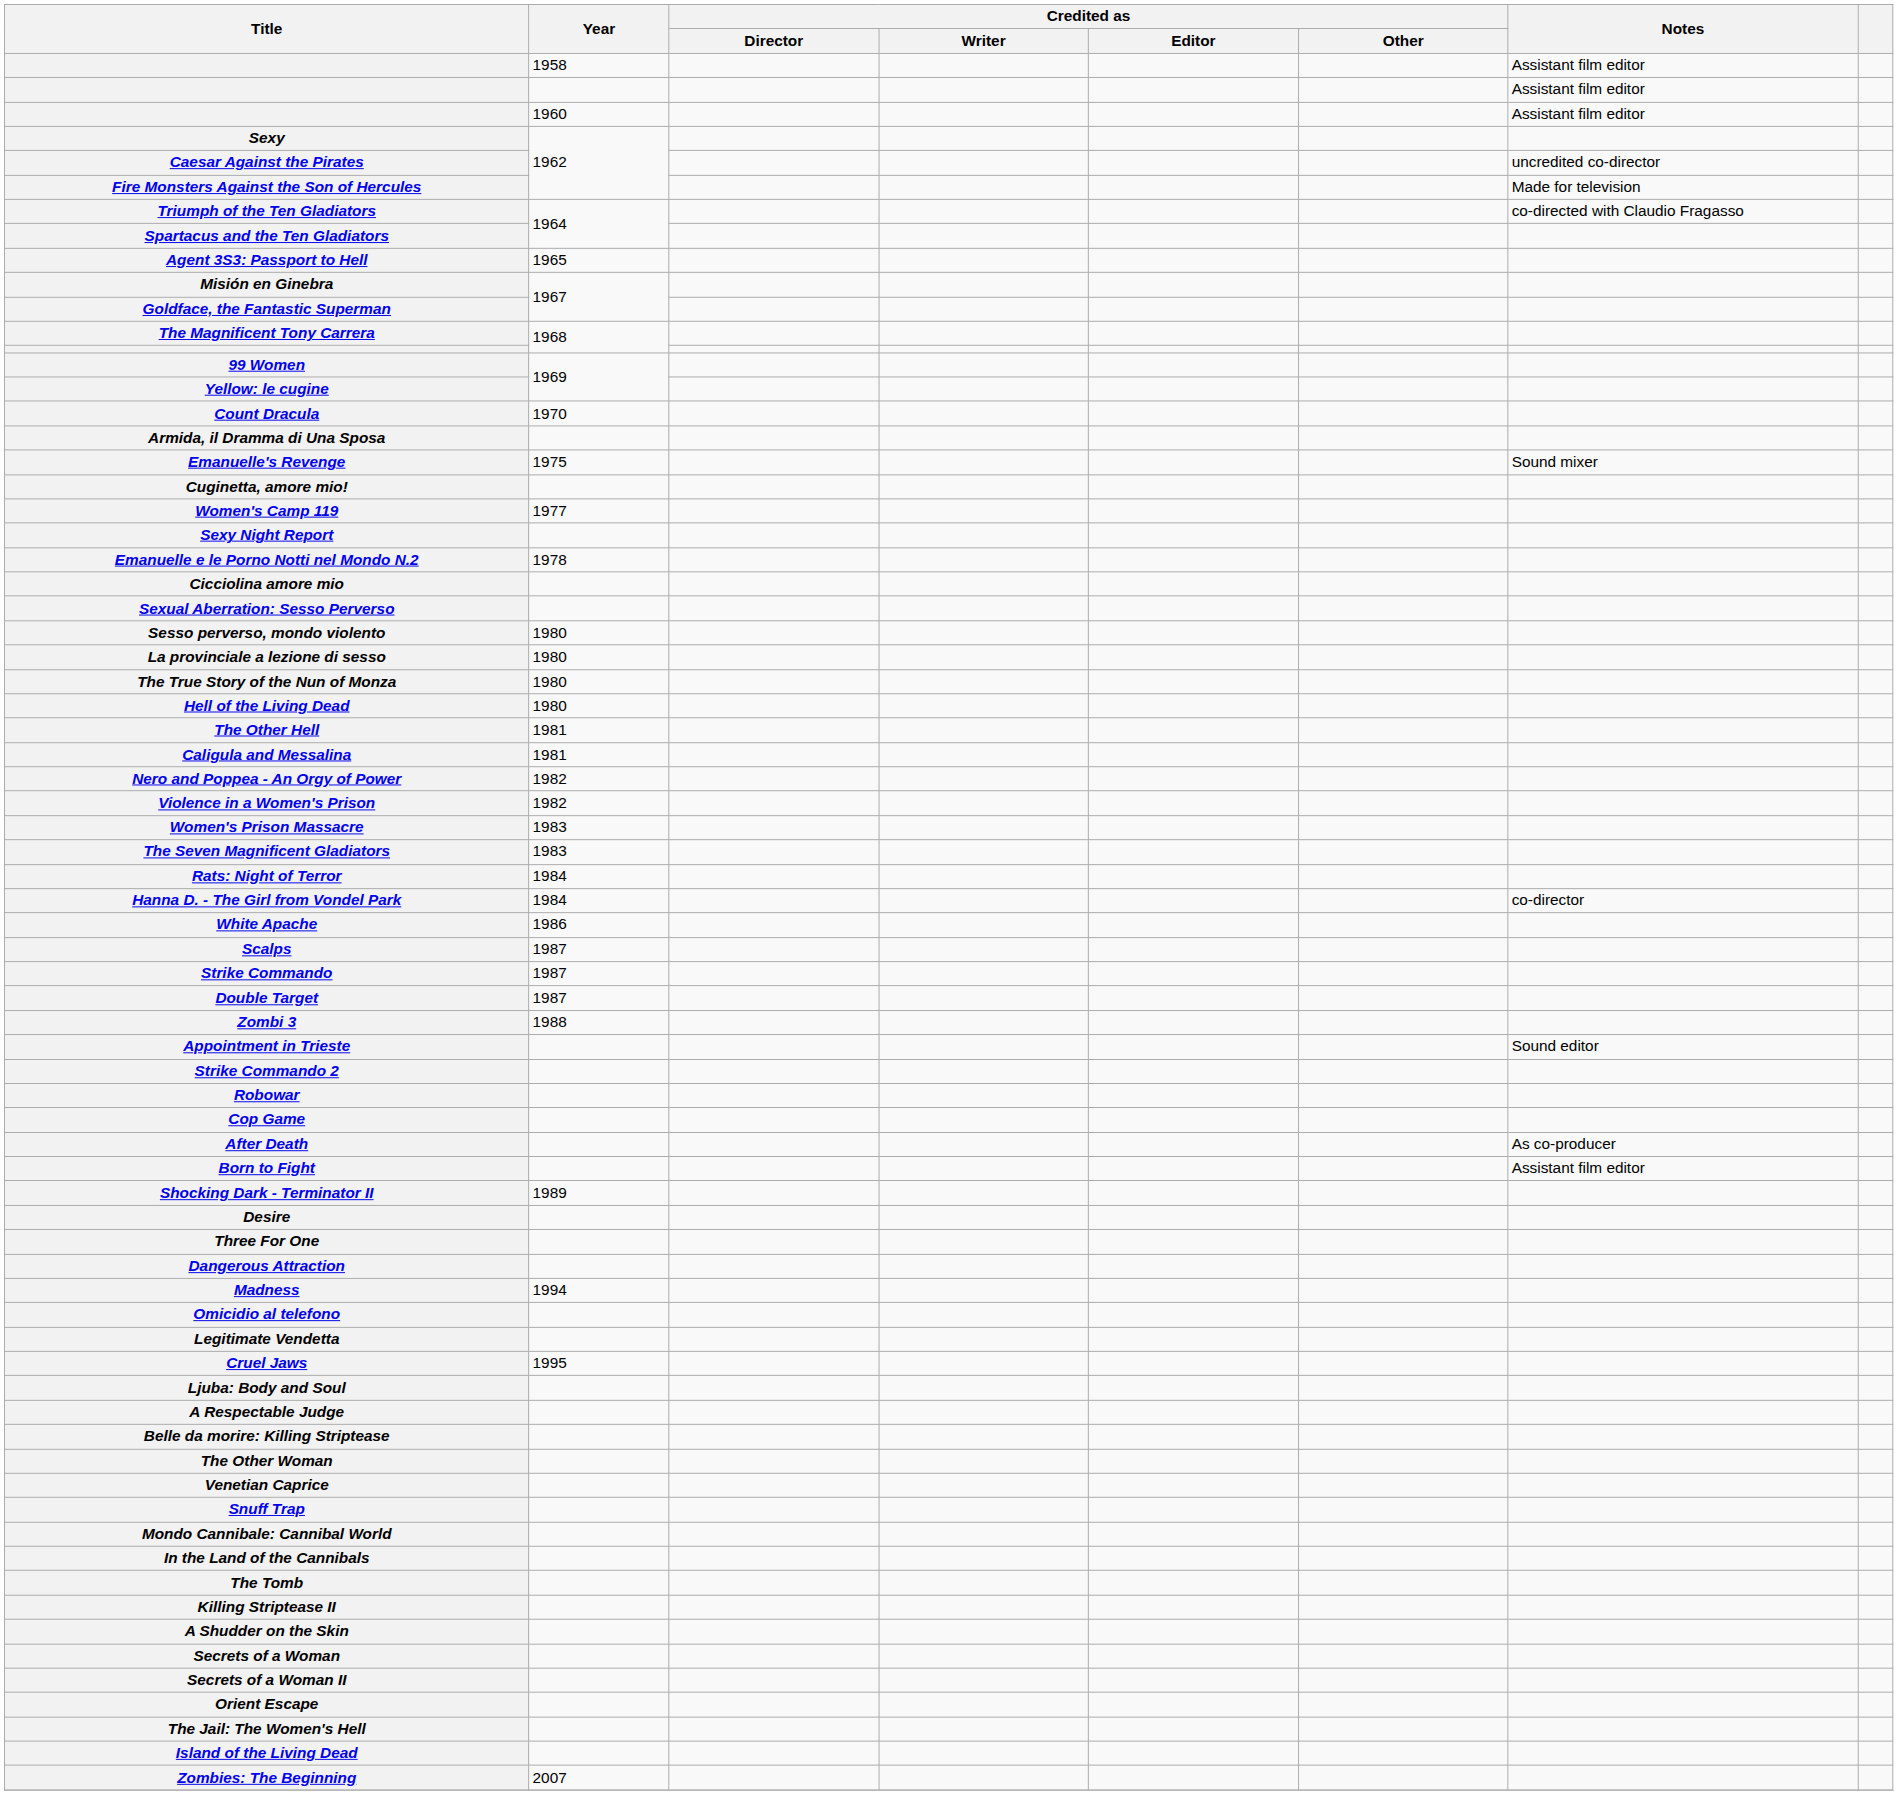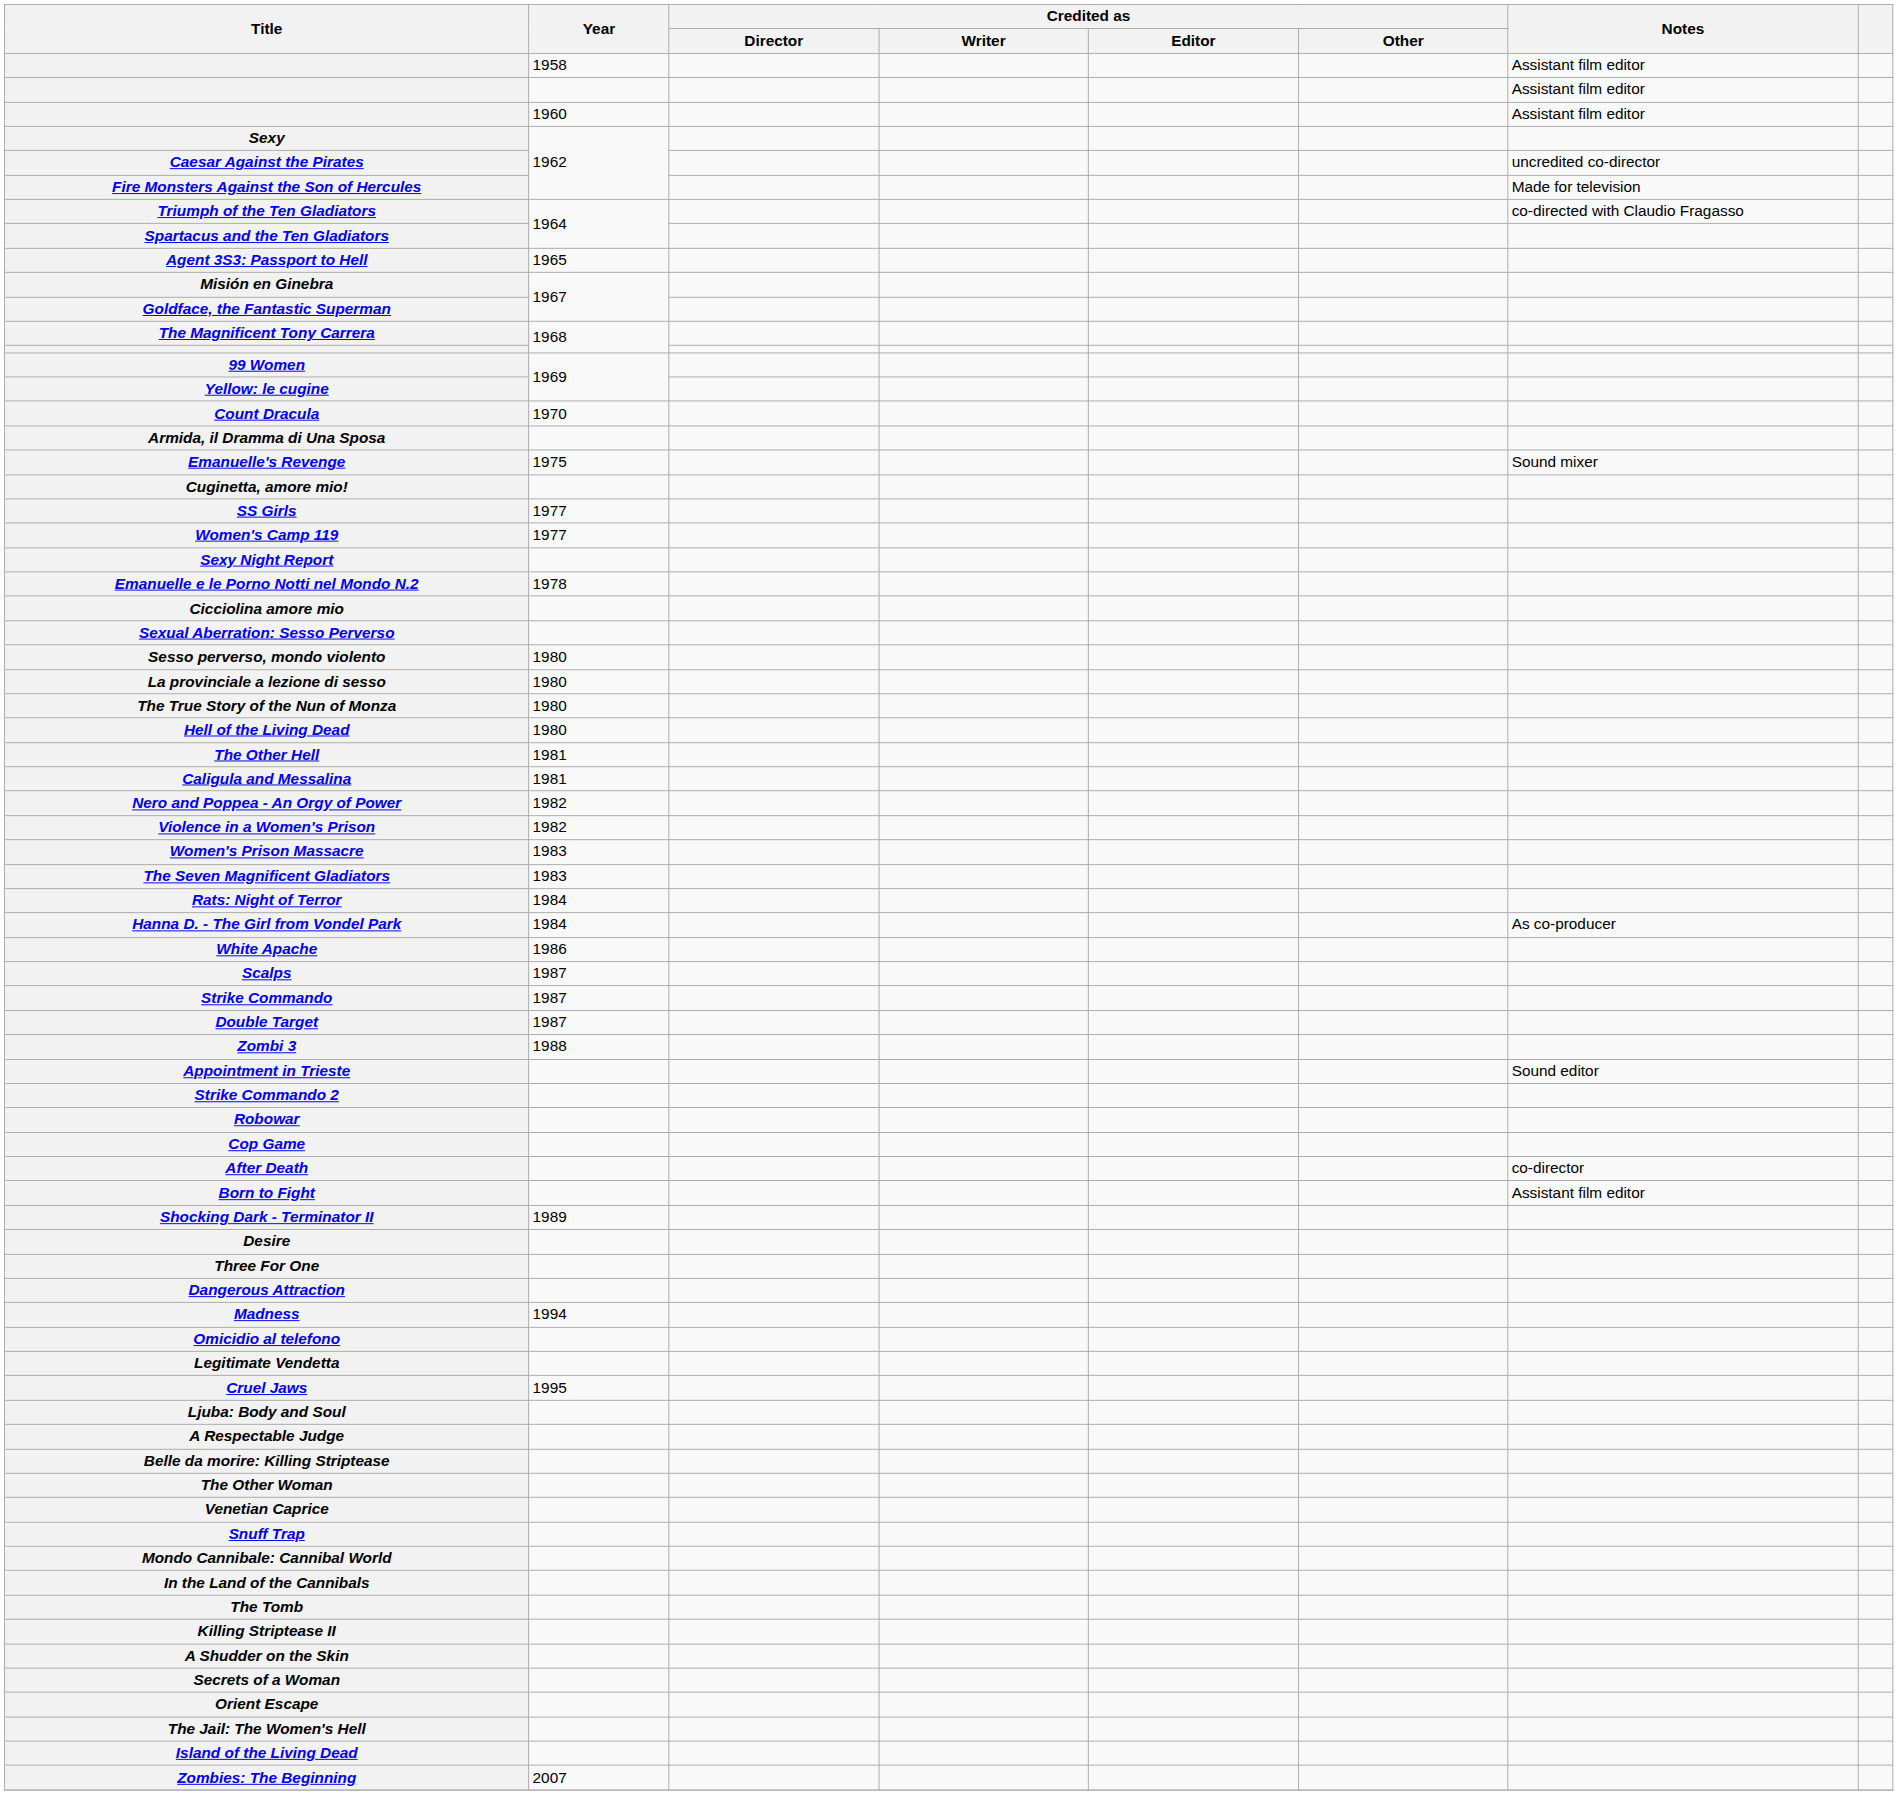+ row: (267, 510)
(1548, 900) co-director -> (1564, 925) As co-producer
(1564, 1144) As co-producer -> (1548, 1168) co-director
- row: (267, 1680)
